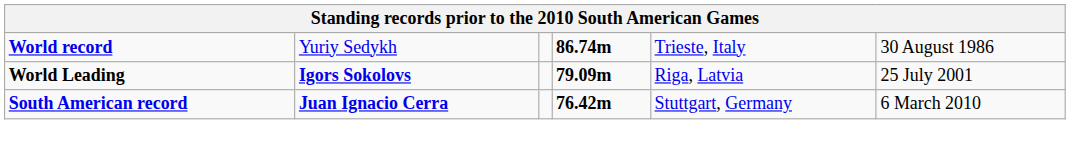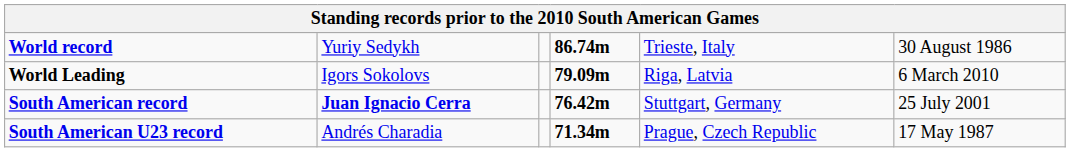(355, 75) bold -> (375, 75) normal
(927, 75) 25 July 2001 -> (948, 75) 6 March 2010
(931, 103) 6 March 2010 -> (944, 103) 25 July 2001
+ row: (116, 132)
